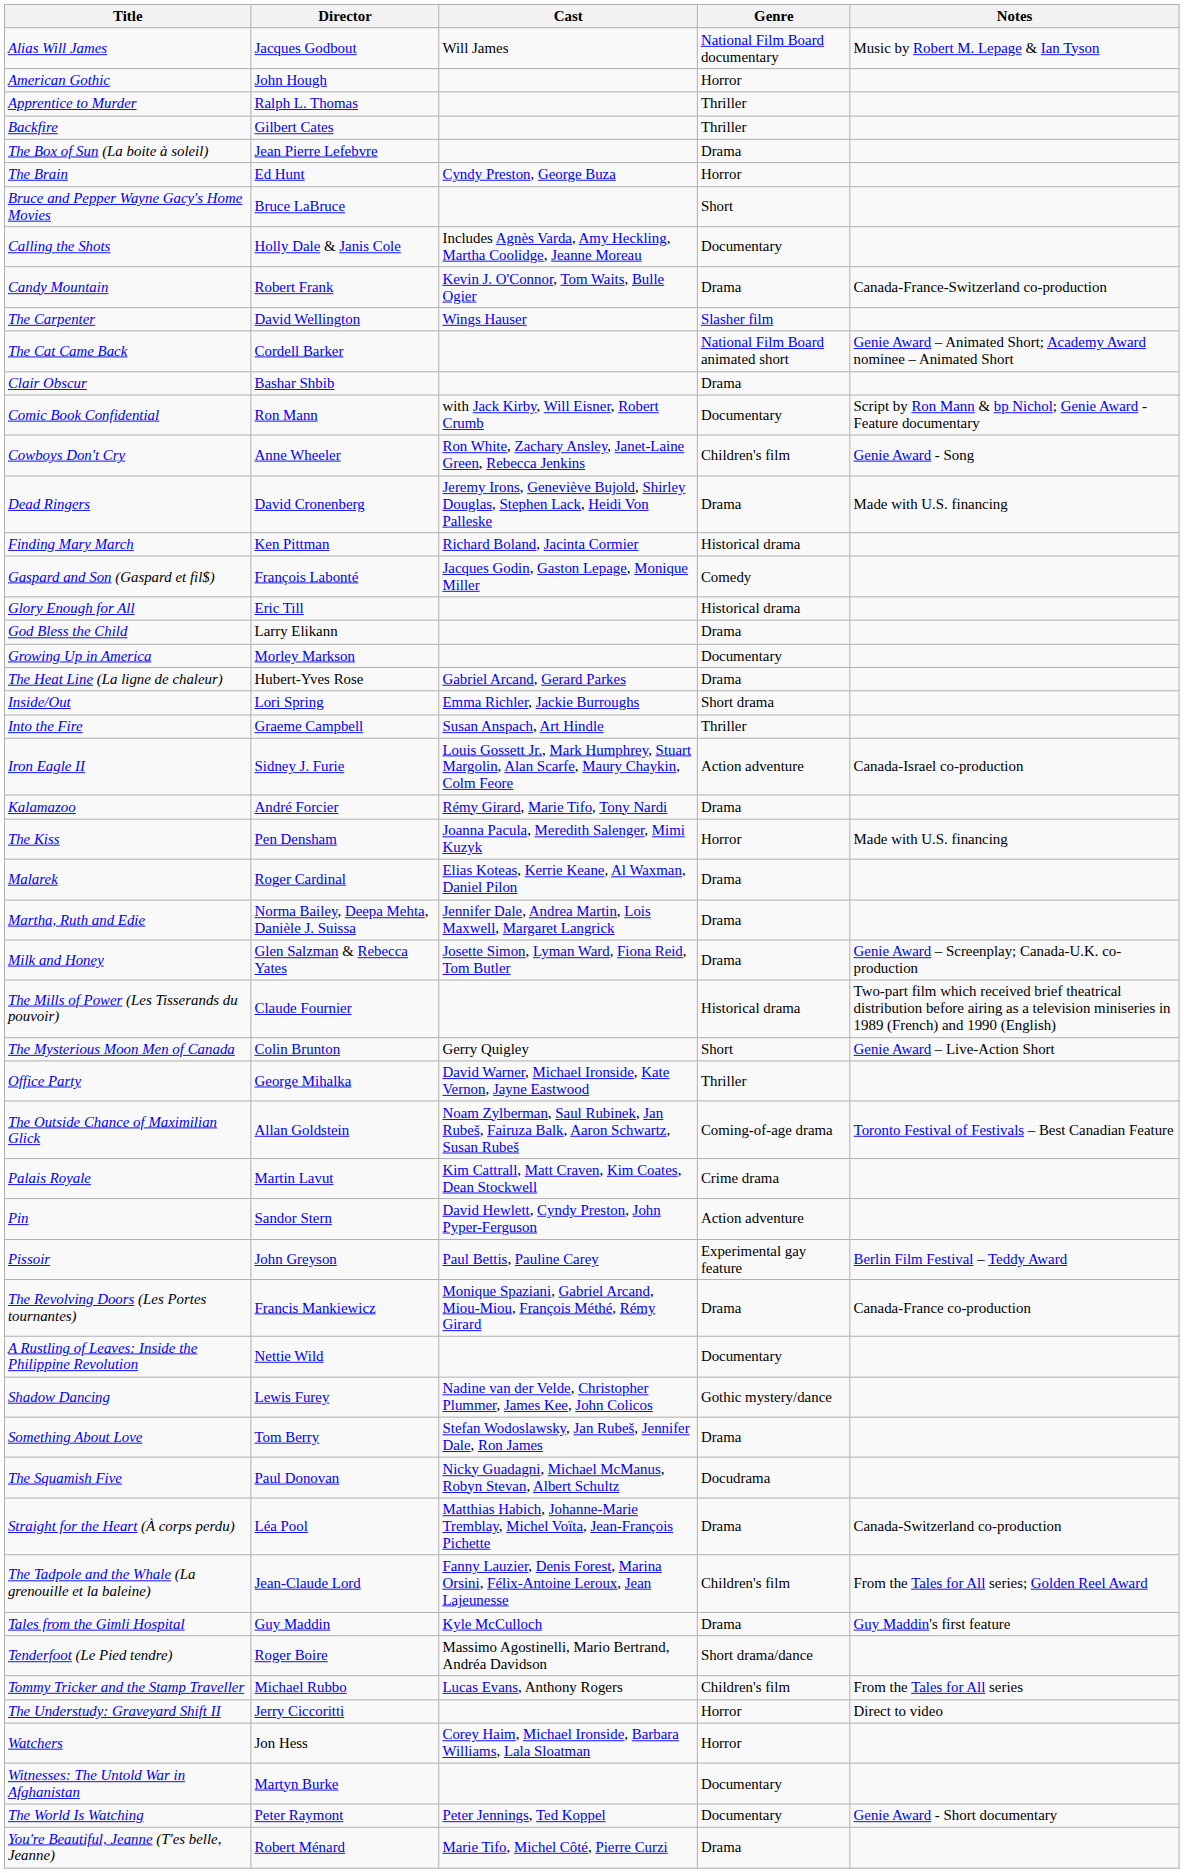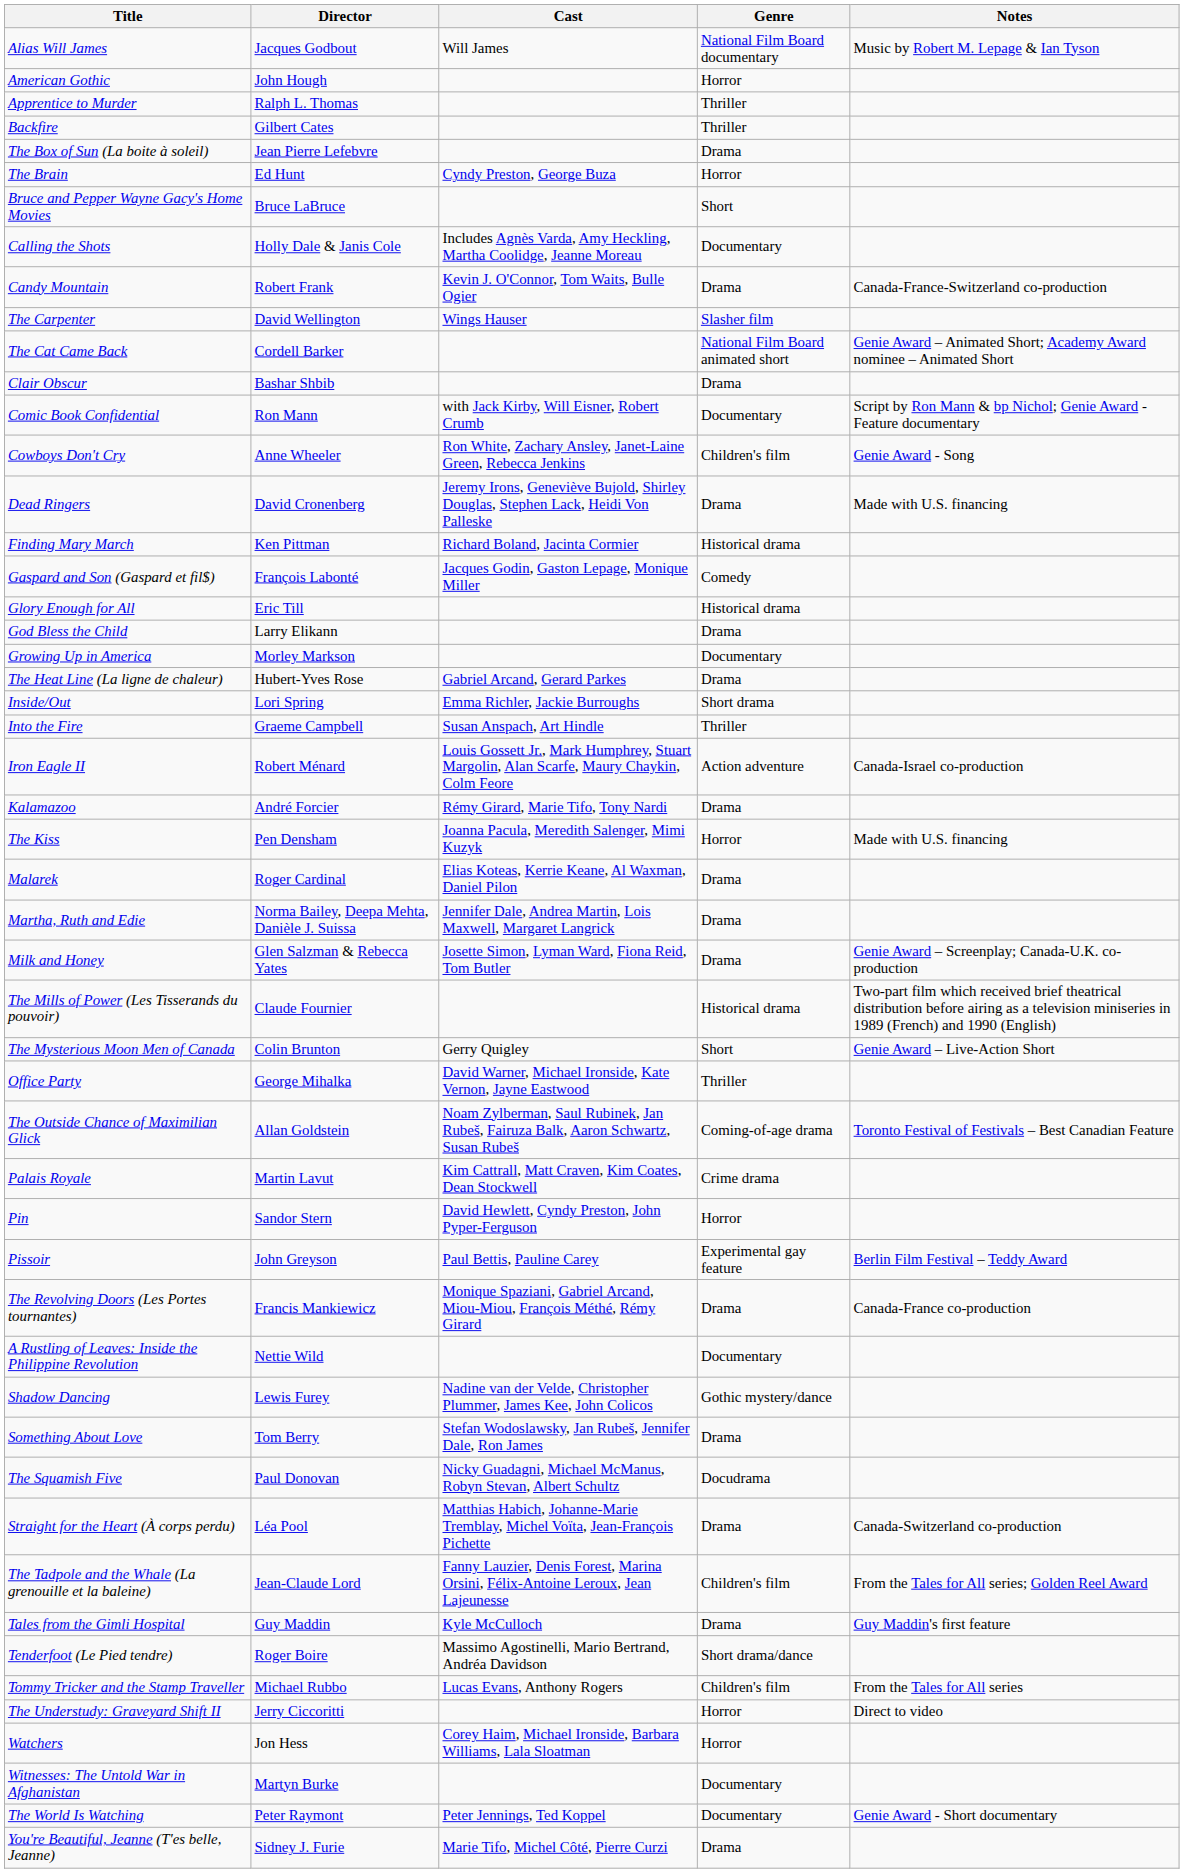(299, 766) Sidney J. Furie -> (300, 766) Robert Ménard
(752, 1218) Action adventure -> (721, 1218) Horror
(300, 1847) Robert Ménard -> (299, 1847) Sidney J. Furie
